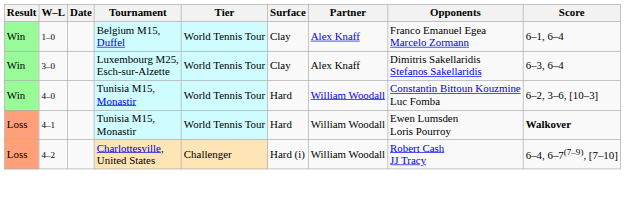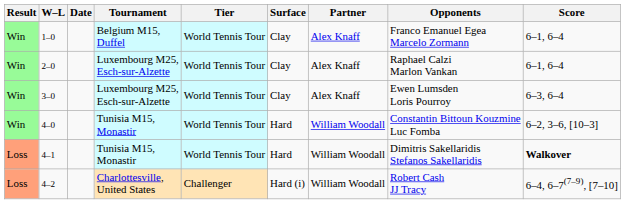+ row: (48, 66)
(436, 65) Dimitris Sakellaridis Stefanos Sakellaridis -> (424, 95) Ewen Lumsden Loris Pourroy
(424, 124) Ewen Lumsden Loris Pourroy -> (436, 154) Dimitris Sakellaridis Stefanos Sakellaridis
